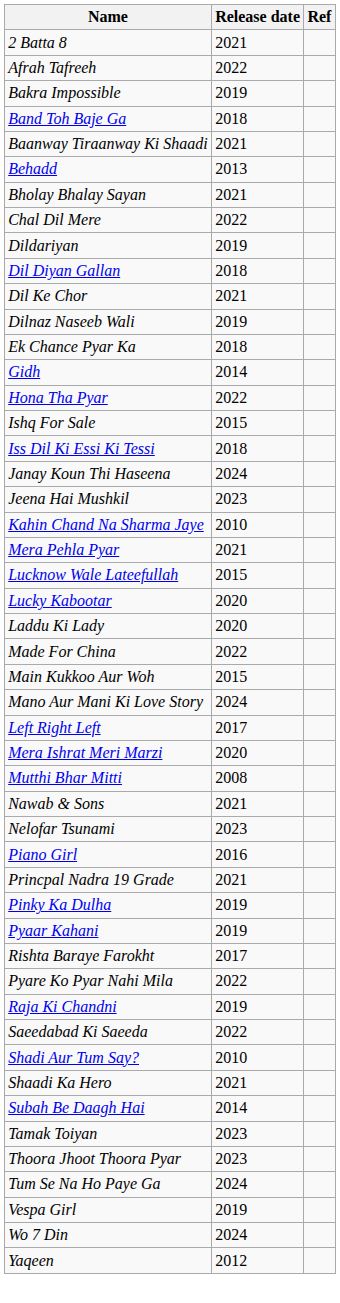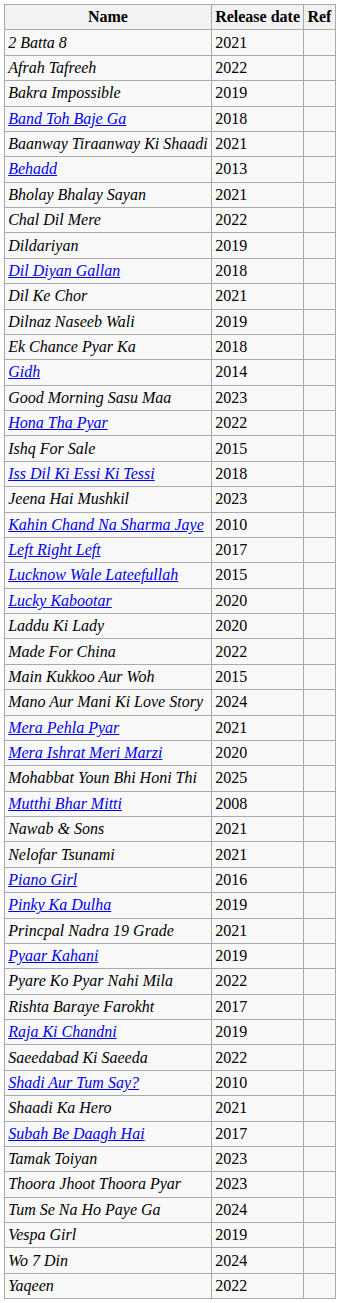+ row: (90, 397)
- row: (89, 473)
rows swapped: (54, 727) <-> (64, 550)
+ row: (103, 778)
(231, 829) 2023 -> (231, 854) 2021
rows swapped: (60, 905) <-> (91, 879)
rows swapped: (91, 981) <-> (81, 956)
(231, 1108) 2014 -> (231, 1133) 2017
(231, 1260) 2012 -> (231, 1285) 2022
